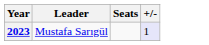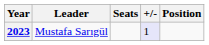+ column: (182, 13)
